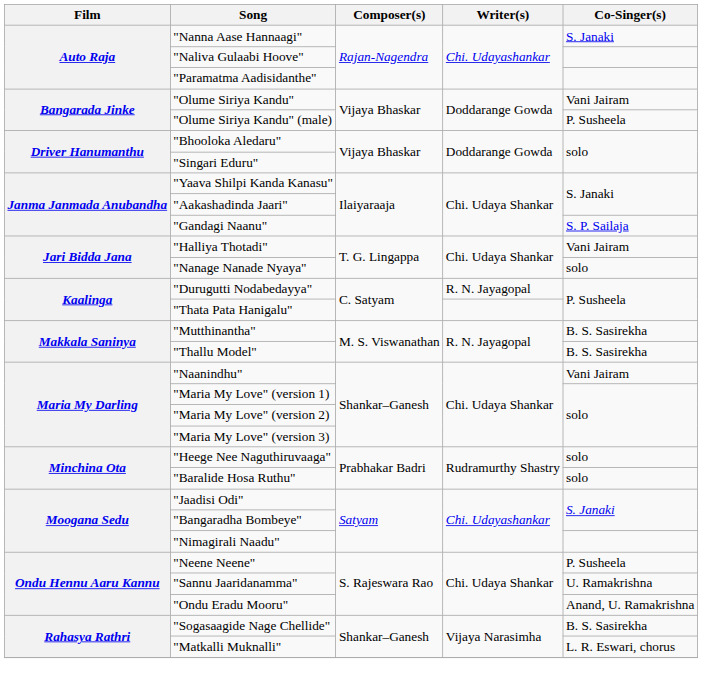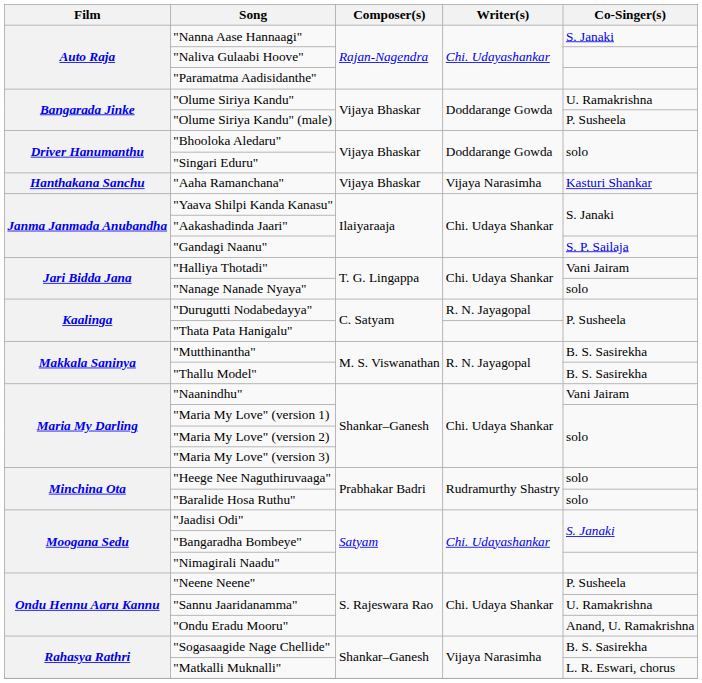(598, 99) Vani Jairam -> (609, 99) U. Ramakrishna
+ row: (229, 183)
